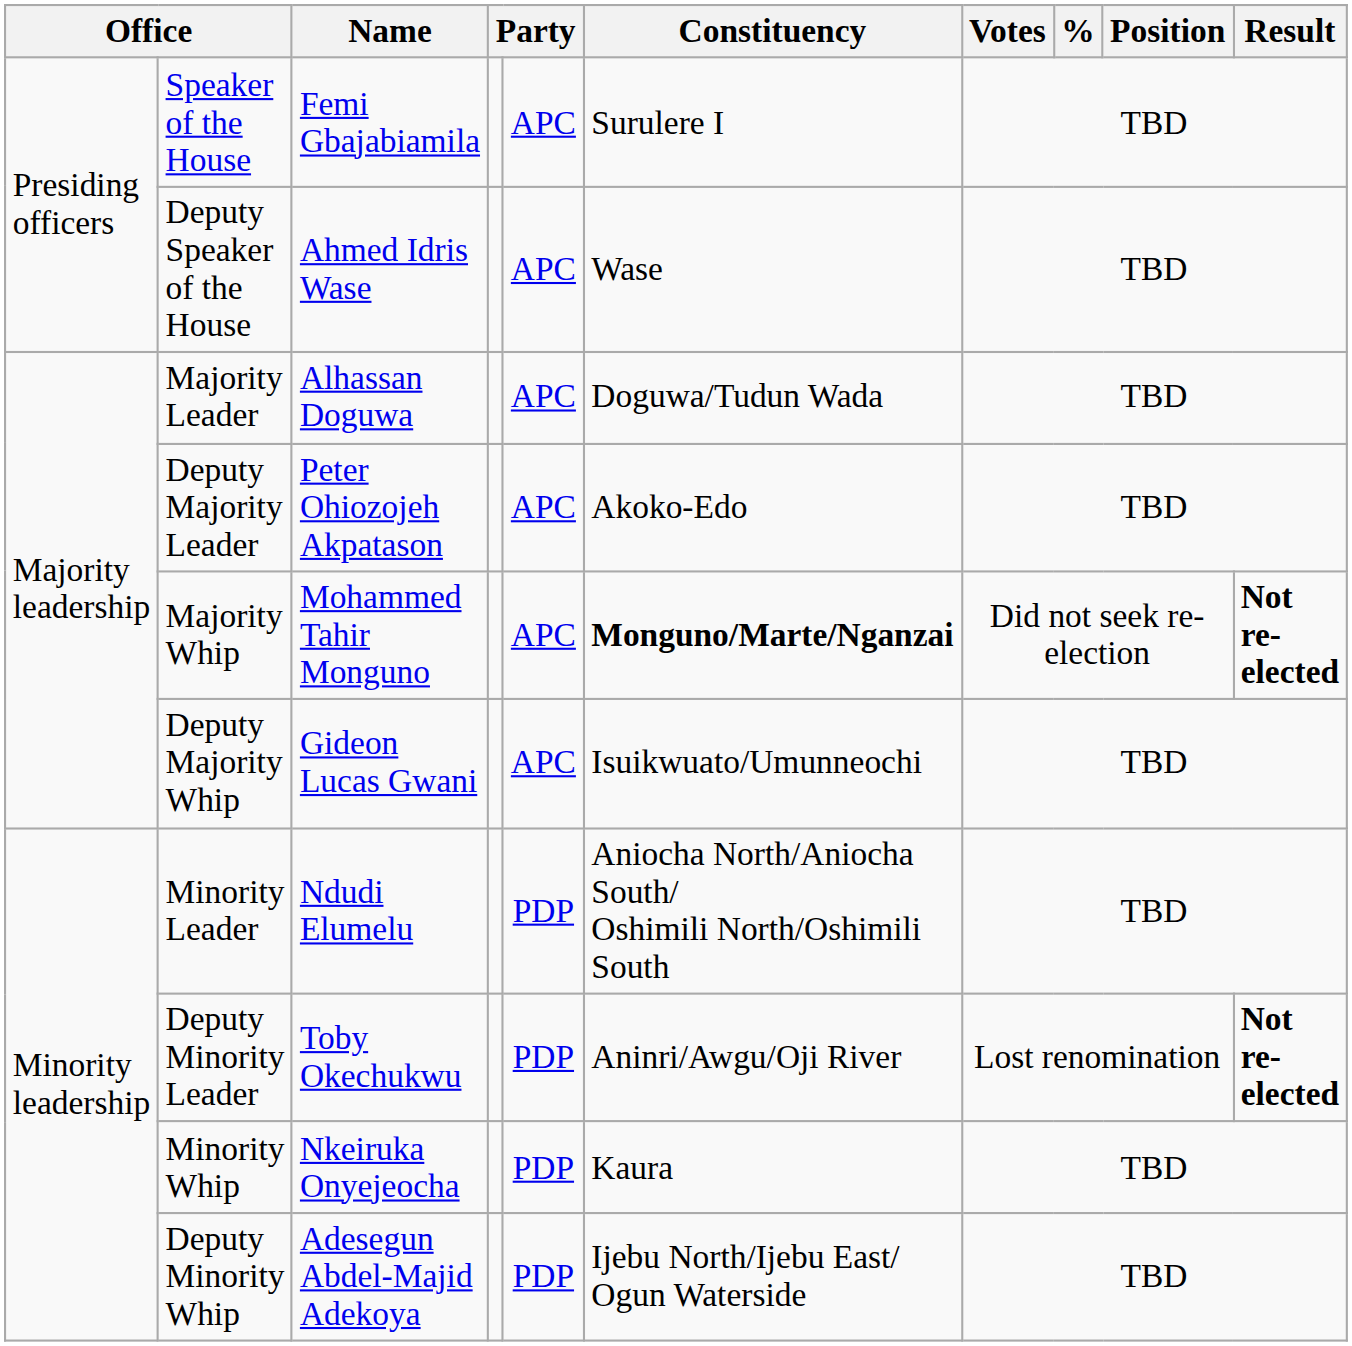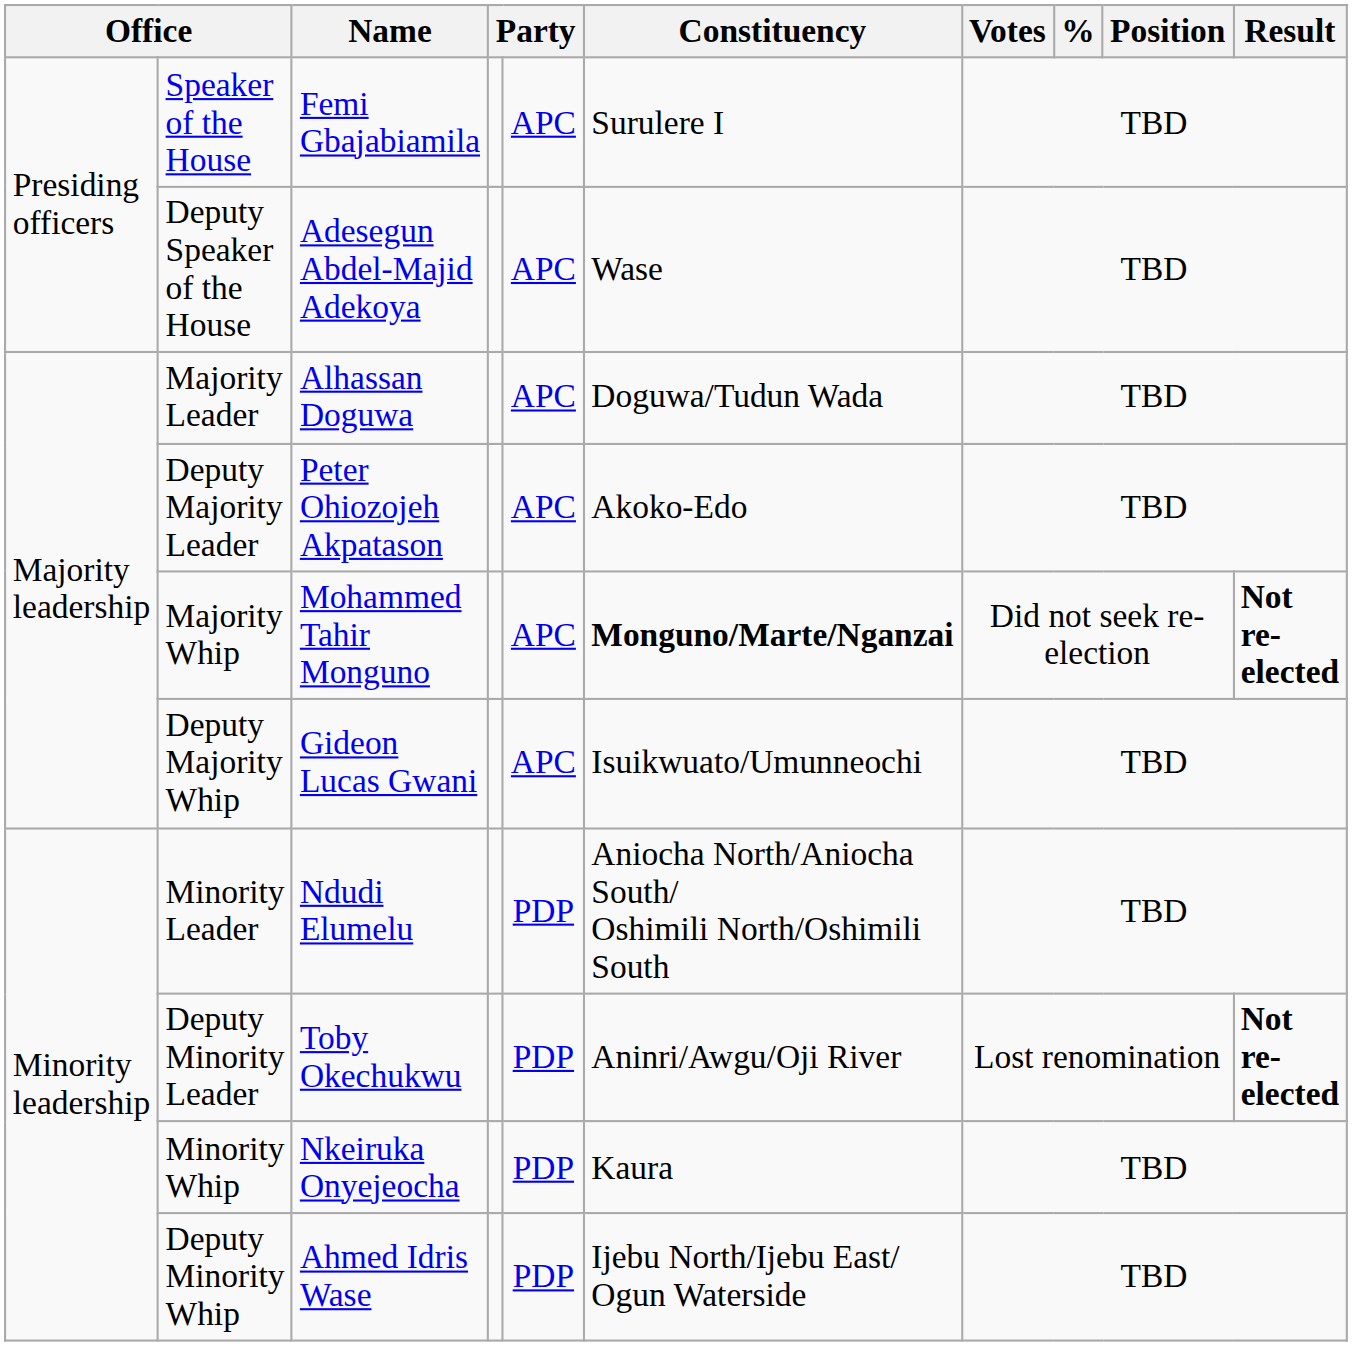(384, 268) Ahmed Idris Wase -> (386, 268) Adesegun Abdel-Majid Adekoya
(386, 1276) Adesegun Abdel-Majid Adekoya -> (384, 1276) Ahmed Idris Wase
